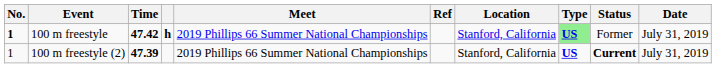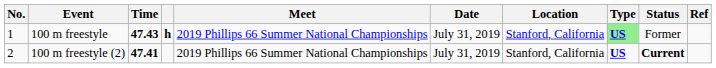columns swapped: (675, 14) <-> (443, 14)
(10, 33) bold -> (10, 33) normal
(145, 33) 47.42 -> (145, 33) 47.43
(10, 53) 1 -> (10, 53) 2
(145, 53) 47.39 -> (145, 53) 47.41
